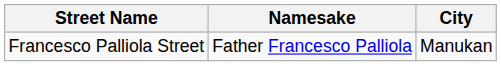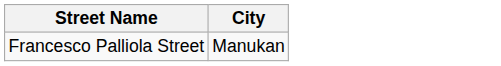- column: (312, 18)
